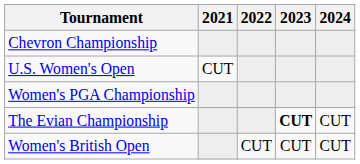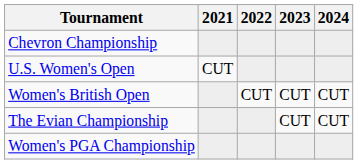rows swapped: (101, 95) <-> (79, 146)
(296, 120) bold -> (295, 120) normal
